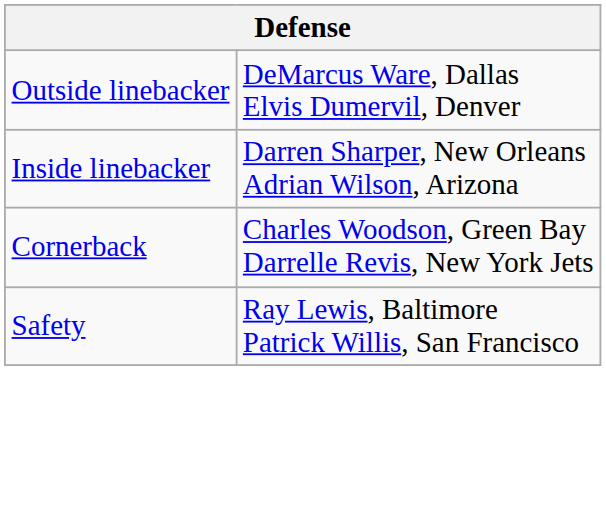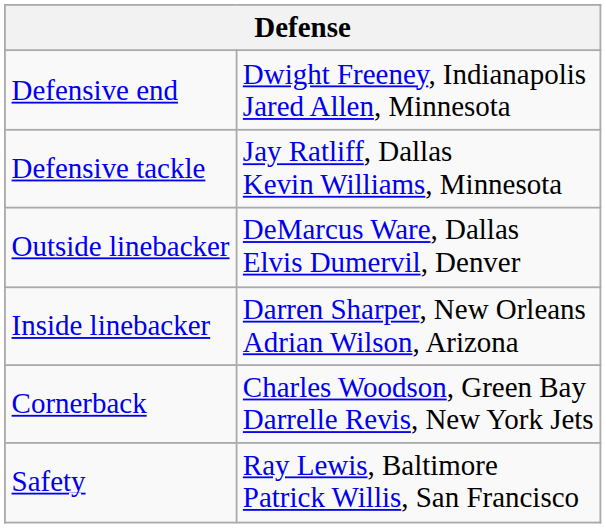+ row: (95, 89)
+ row: (108, 168)
